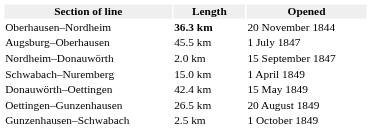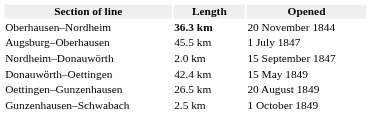- row: (60, 74)
